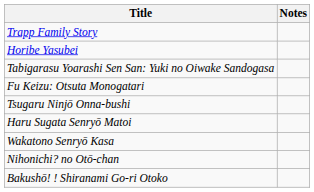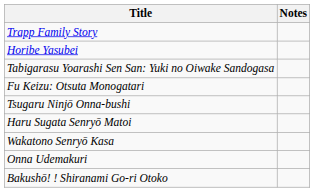- row: (63, 159)
+ row: (47, 159)
